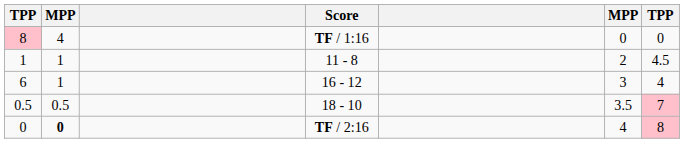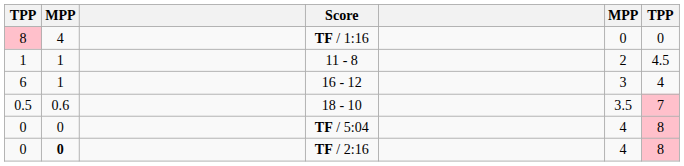(60, 104) 0.5 -> (60, 104) 0.6
+ row: (342, 127)
